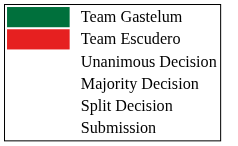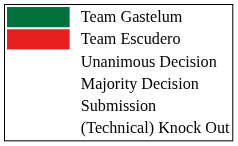- row: (127, 106)
+ row: (155, 128)
